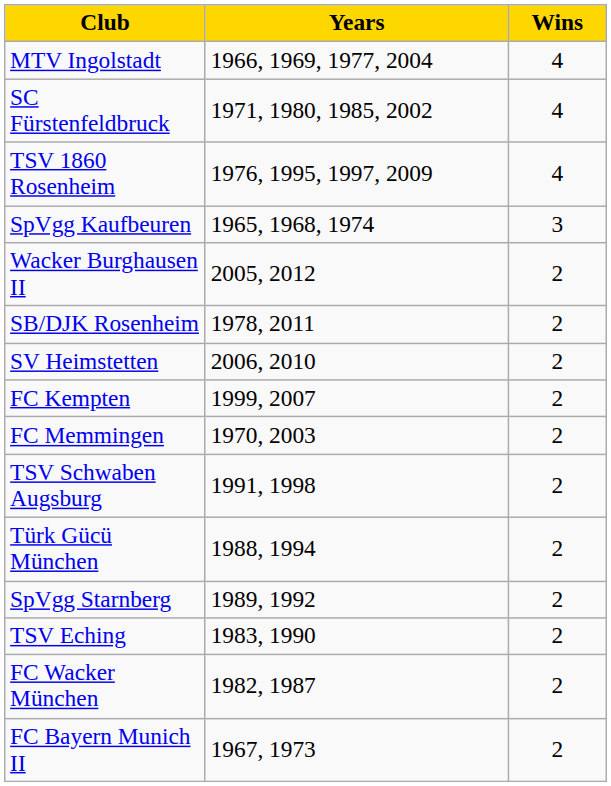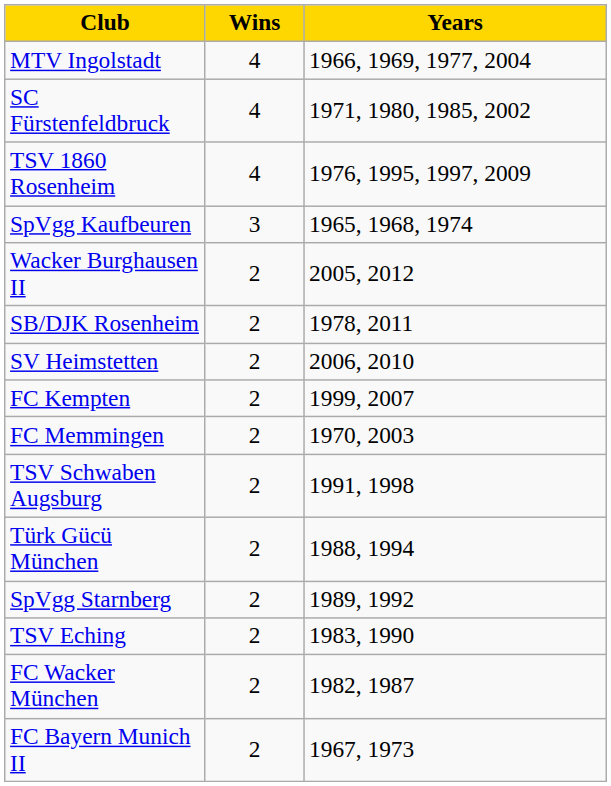columns swapped: (557, 23) <-> (357, 23)
